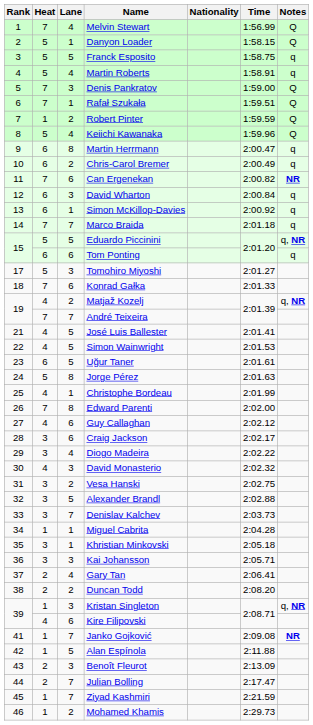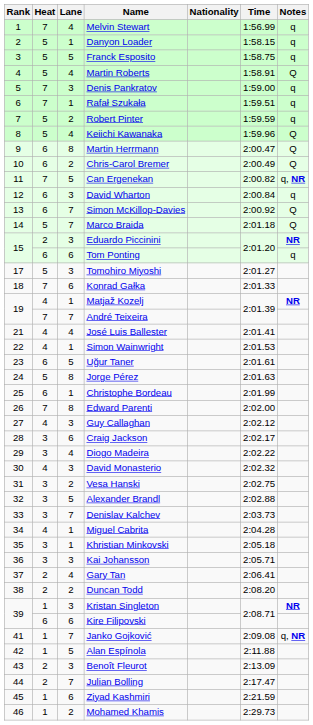(293, 27) Q -> (293, 27) q
(293, 42) Q -> (293, 42) q
(293, 73) q -> (293, 73) Q
(293, 88) Q -> (293, 88) q
(293, 103) Q -> (293, 103) q
(45, 118) 1 -> (45, 118) 5
(293, 118) Q -> (293, 118) q
(293, 149) q -> (293, 149) Q
(293, 164) q -> (293, 164) Q
(71, 179) 6 -> (71, 179) 5
(293, 179) NR -> (293, 179) q, NR
(71, 210) 1 -> (71, 210) 7
(293, 210) q -> (293, 210) Q
(45, 225) 7 -> (45, 225) 5
(293, 225) q -> (293, 225) Q
(45, 240) 5 -> (45, 240) 2
(71, 240) 5 -> (71, 240) 3
(293, 240) q, NR -> (293, 240) NR
(71, 301) 2 -> (71, 301) 1
(293, 301) q, NR -> (293, 301) NR
(71, 331) 5 -> (71, 331) 4
(71, 347) 5 -> (71, 347) 1
(45, 392) 4 -> (45, 392) 6
(71, 423) 6 -> (71, 423) 3
(45, 529) 1 -> (45, 529) 4
(293, 605) q, NR -> (293, 605) NR
(45, 621) 4 -> (45, 621) 6
(293, 636) NR -> (293, 636) q, NR
(71, 697) 7 -> (71, 697) 6
